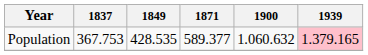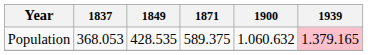(100, 38) 367.753 -> (100, 38) 368.053
(207, 38) 589.377 -> (207, 38) 589.375
